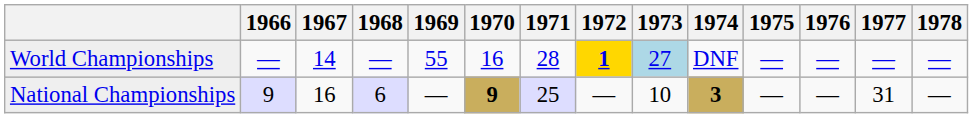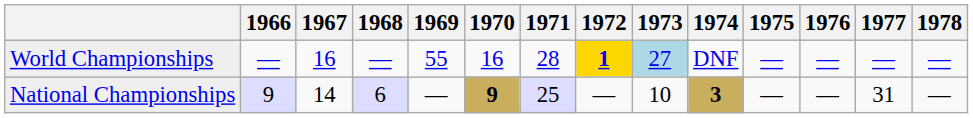(324, 58) 14 -> (324, 58) 16
(324, 94) 16 -> (324, 94) 14
